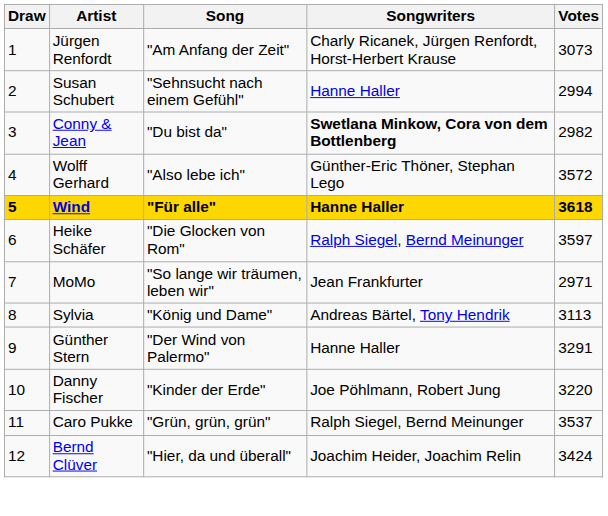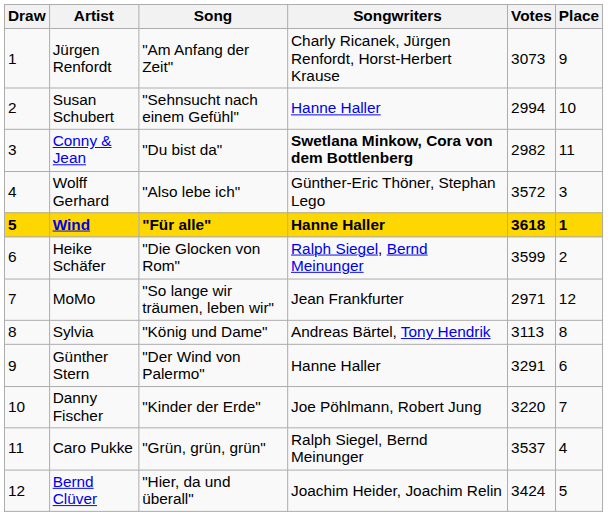+ column: (579, 16)
(575, 240) 3597 -> (528, 257) 3599
